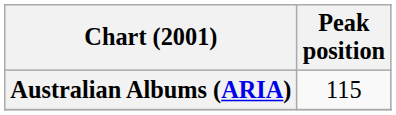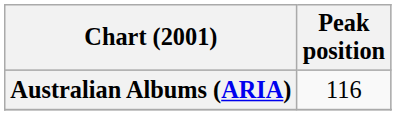(344, 89) 115 -> (344, 89) 116
